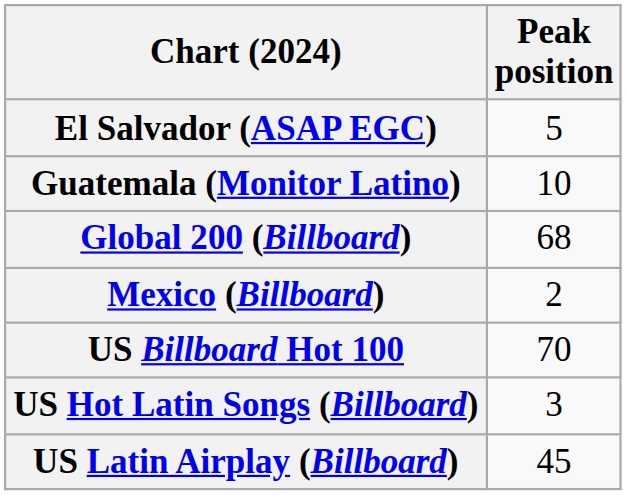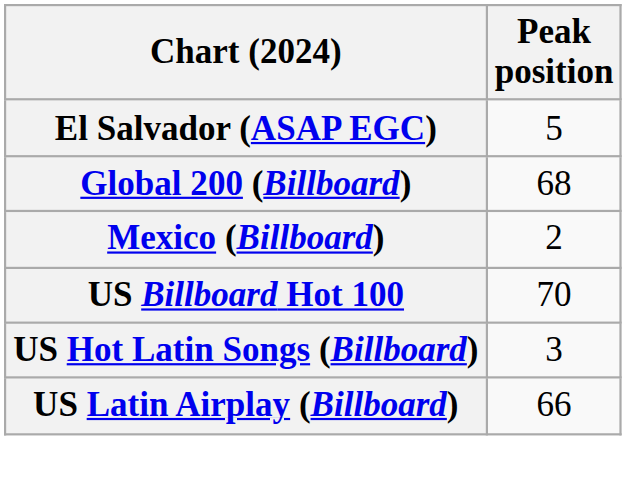- row: (246, 182)
(554, 460) 45 -> (554, 405) 66
